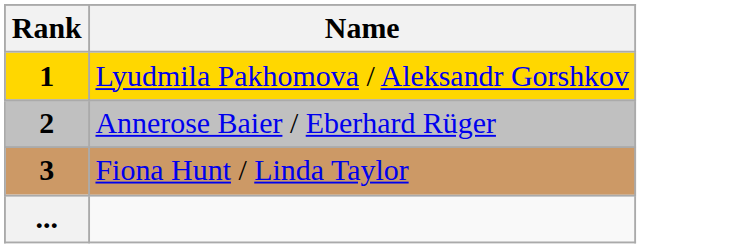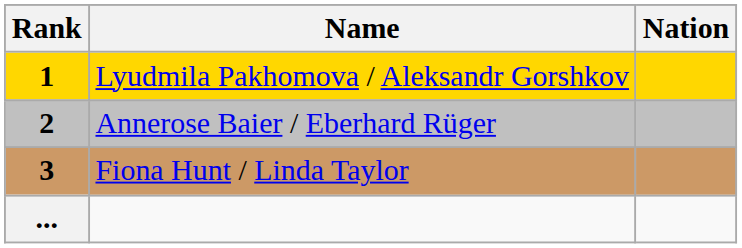+ column: (686, 28)
